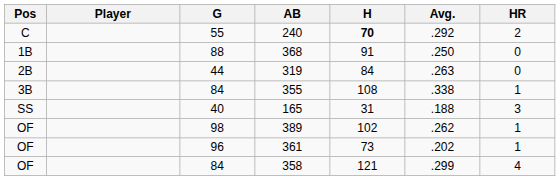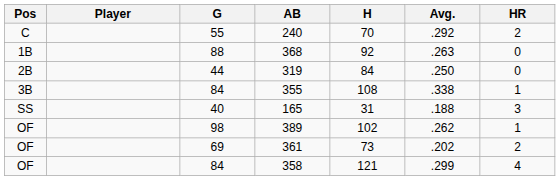(367, 33) bold -> (367, 33) normal
(367, 52) 91 -> (367, 52) 92
(442, 52) .250 -> (442, 52) .263
(442, 71) .263 -> (442, 71) .250
(217, 147) 96 -> (217, 147) 69
(518, 147) 1 -> (518, 147) 2
